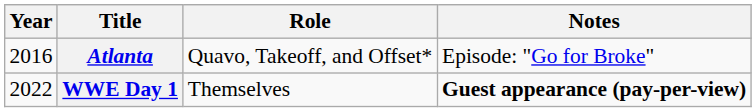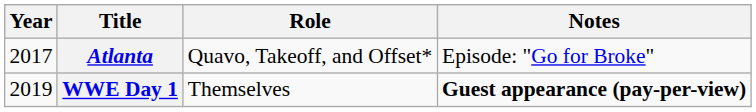(31, 55) 2016 -> (31, 55) 2017
(31, 89) 2022 -> (31, 89) 2019
